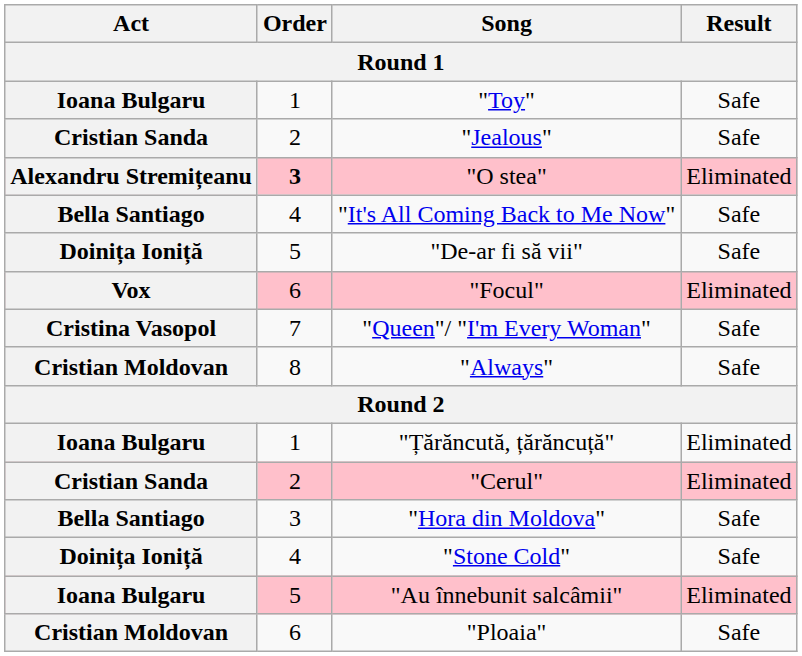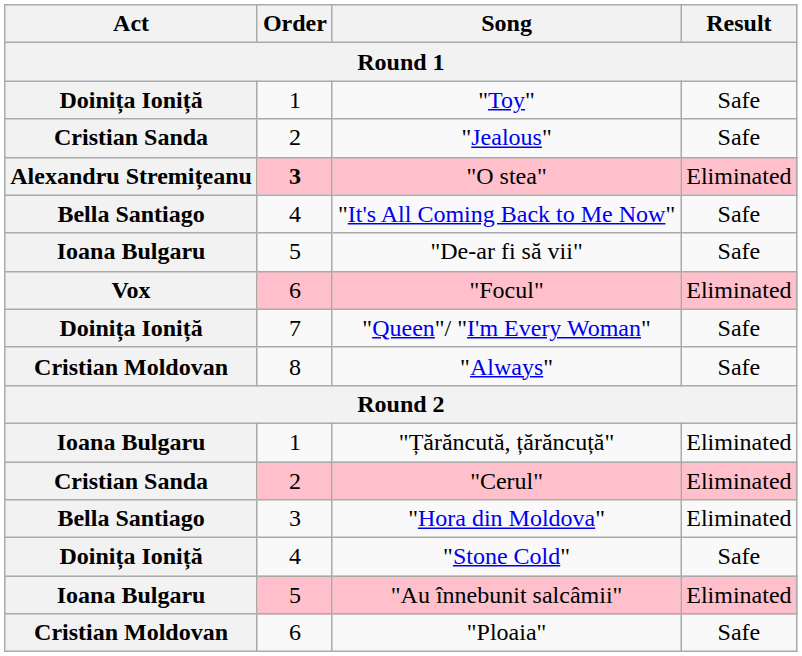(131, 99) Ioana Bulgaru -> (131, 99) Doinița Ioniță
(131, 251) Doinița Ioniță -> (131, 251) Ioana Bulgaru
(131, 328) Cristina Vasopol -> (131, 328) Doinița Ioniță
(739, 518) Safe -> (739, 518) Eliminated
